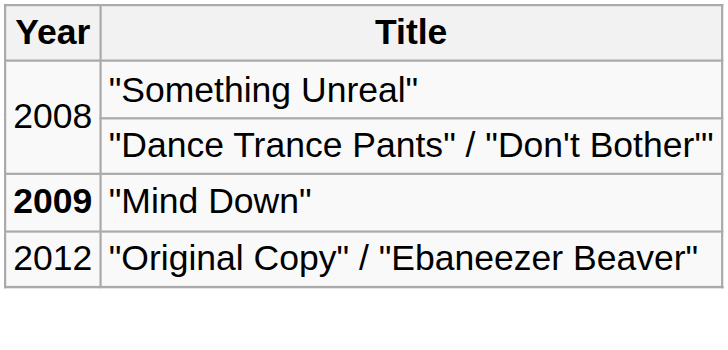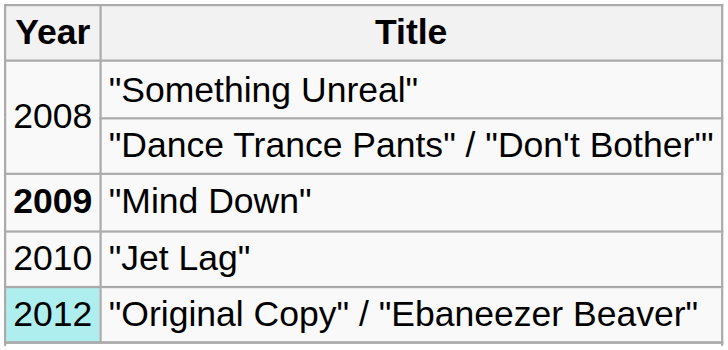+ row: (180, 257)
(53, 257) no background -> (53, 314) paleturquoise background
